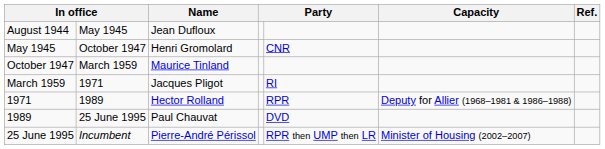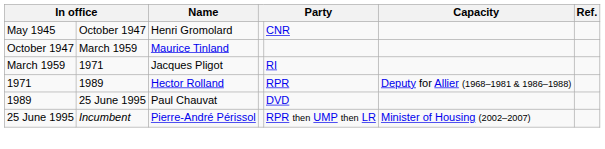- row: (38, 30)
